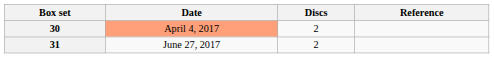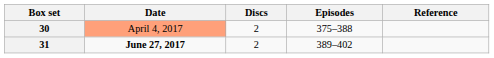+ column: (335, 12)
(192, 45) normal -> (155, 45) bold
